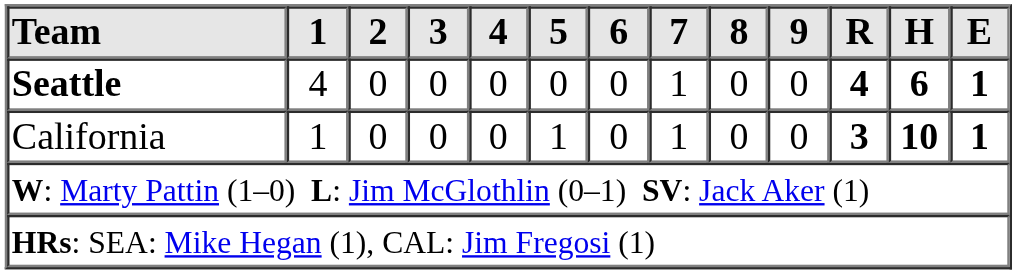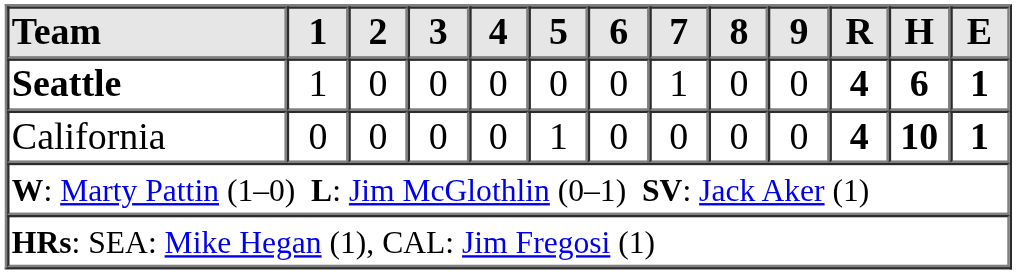(318, 83) 4 -> (318, 83) 1
(318, 136) 1 -> (318, 136) 0
(679, 136) 1 -> (679, 136) 0
(859, 136) 3 -> (859, 136) 4
